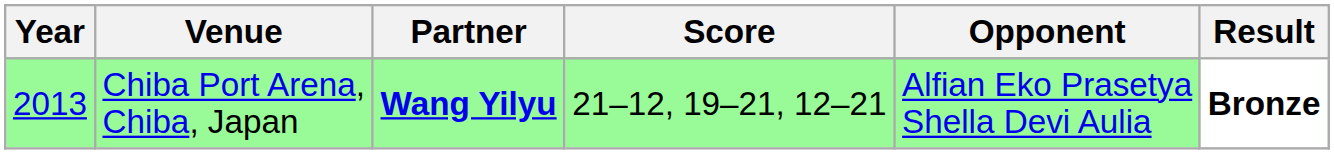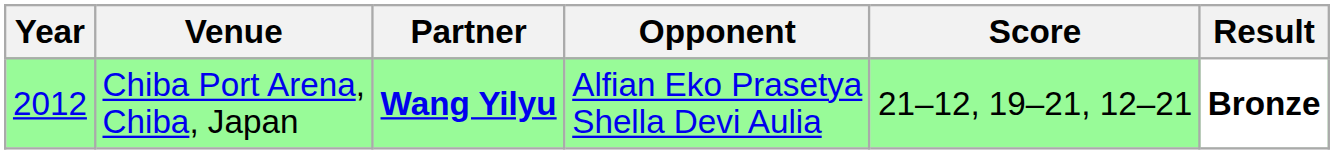columns swapped: (1047, 32) <-> (729, 32)
(50, 103) 2013 -> (50, 103) 2012
